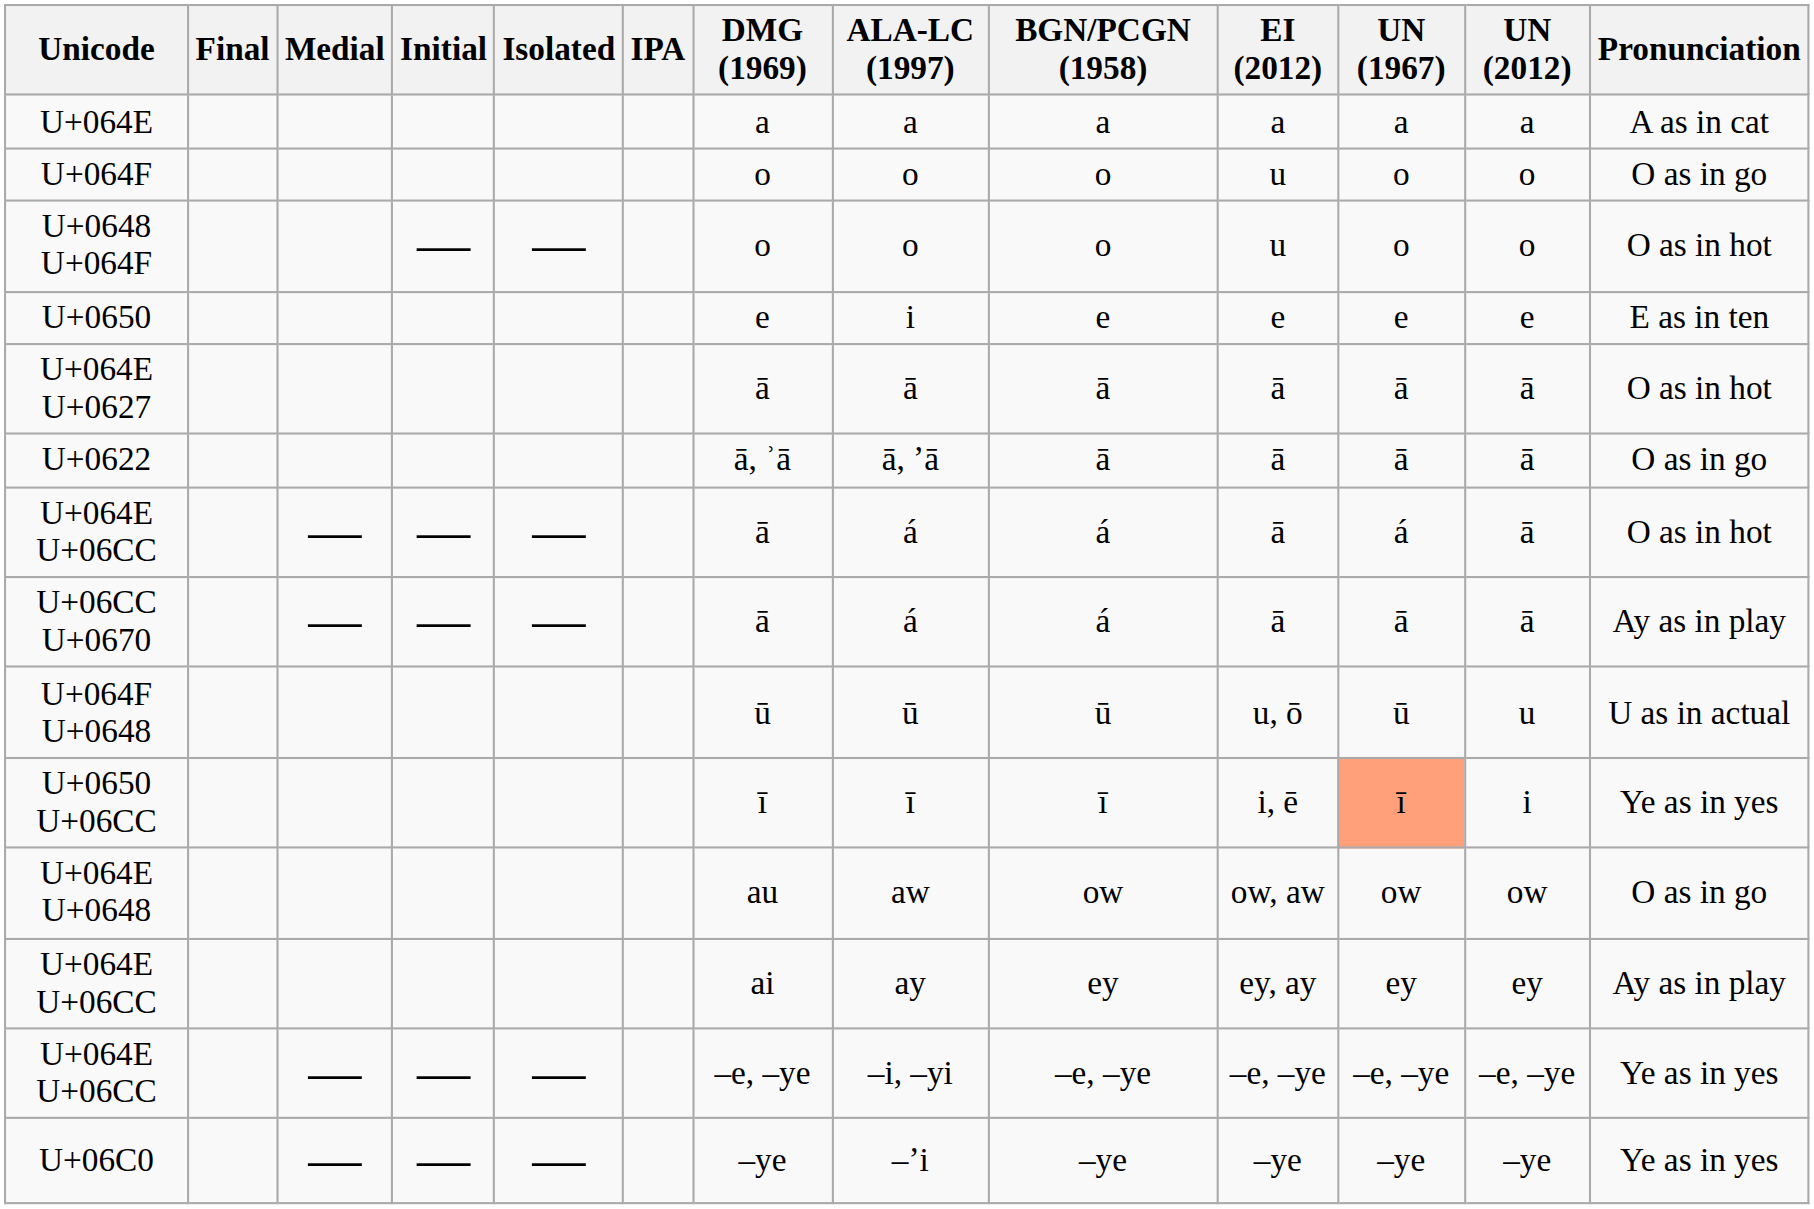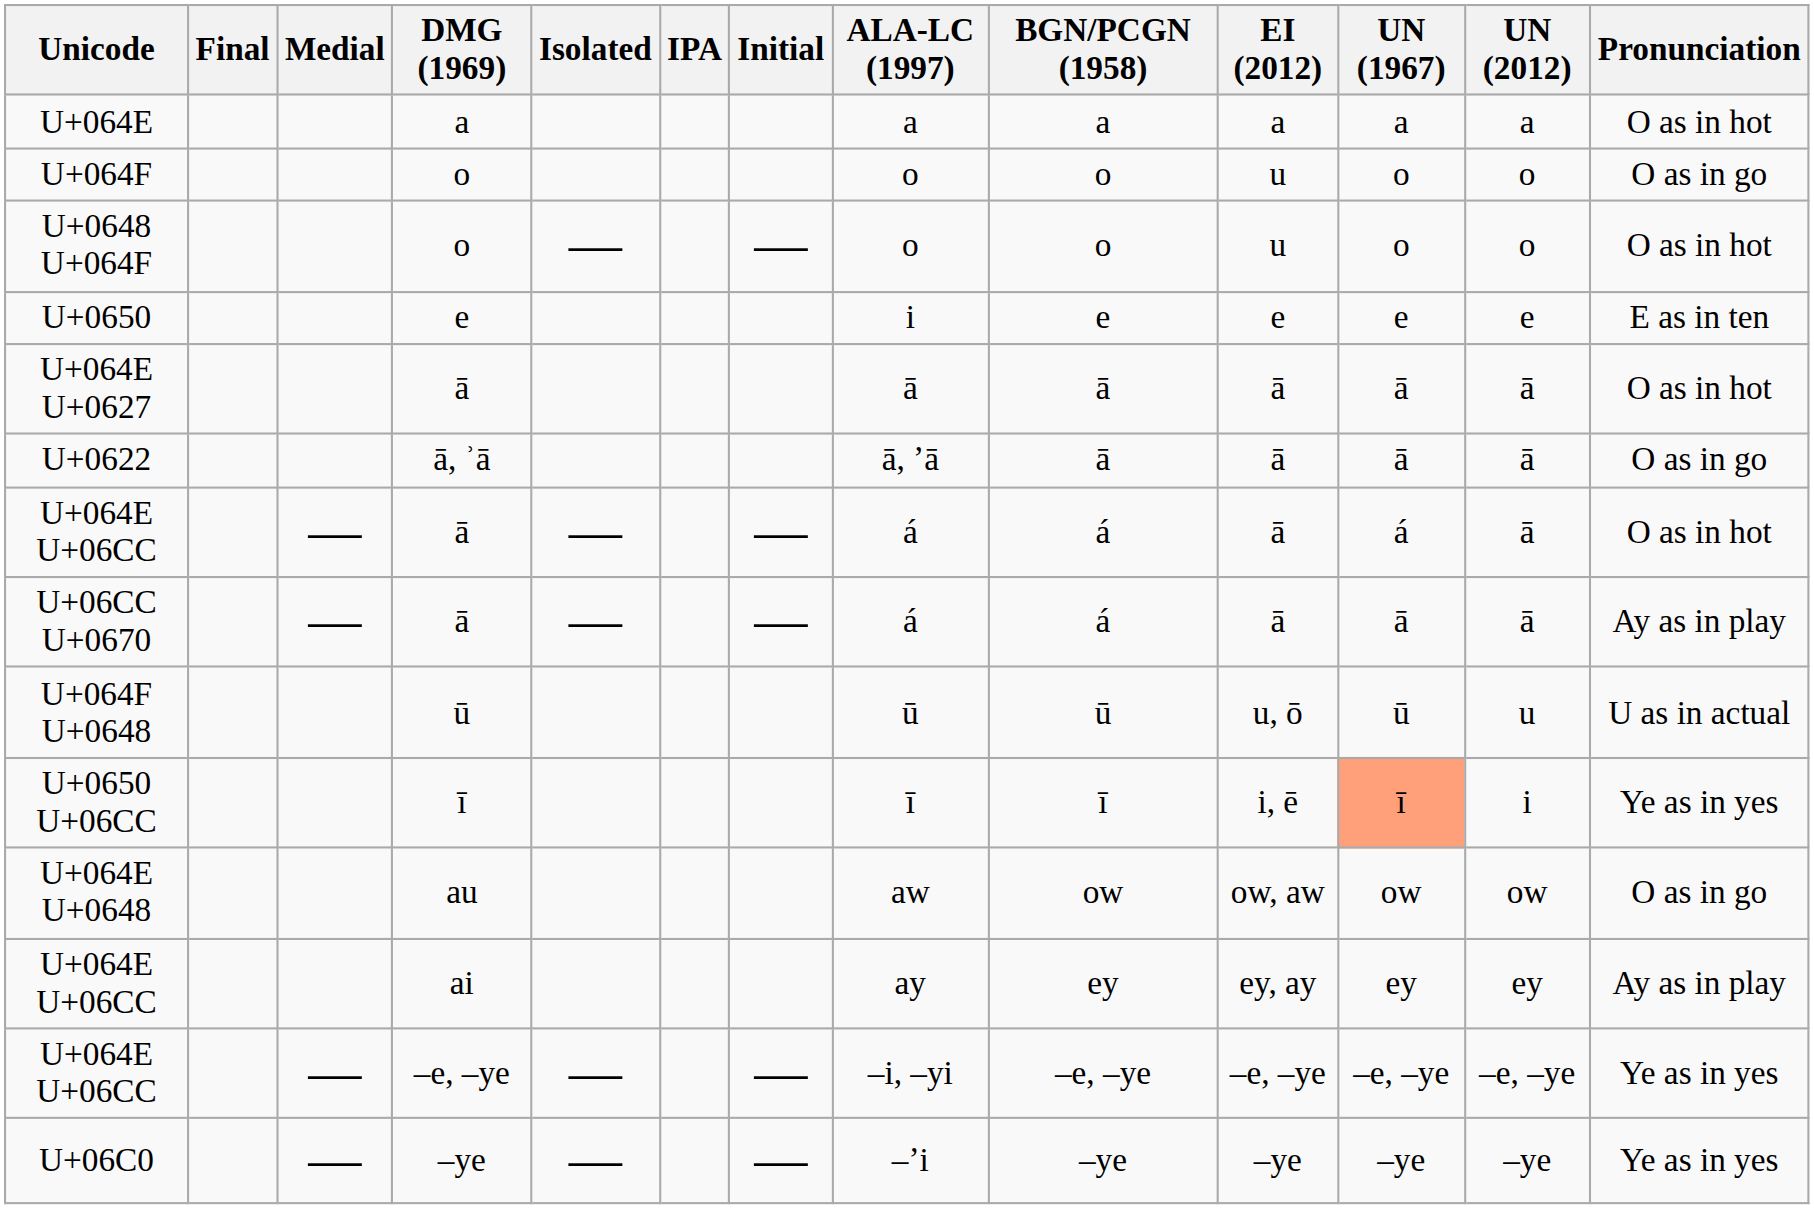columns swapped: (444, 49) <-> (762, 49)
(1699, 121) A as in cat -> (1699, 121) O as in hot
